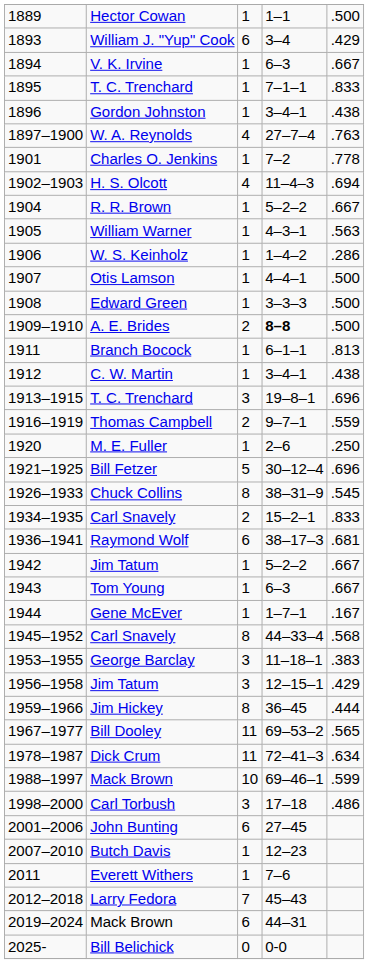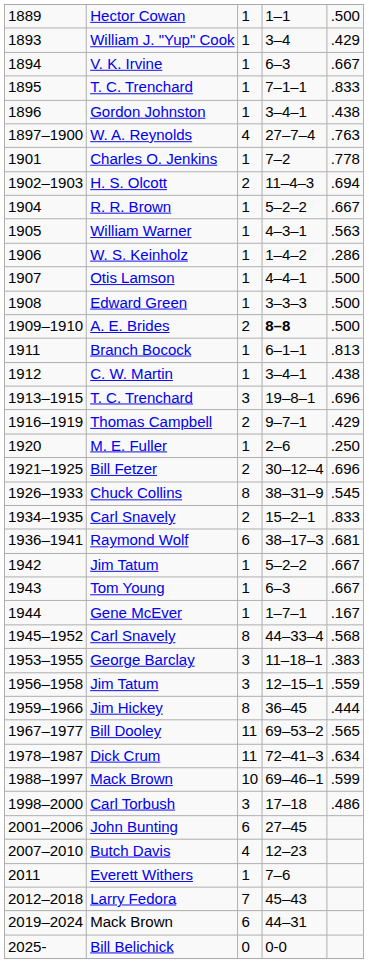(246, 40) 6 -> (246, 40) 1
(246, 183) 4 -> (246, 183) 2
(345, 421) .559 -> (345, 421) .429
(246, 469) 5 -> (246, 469) 2
(345, 684) .429 -> (345, 684) .559
(246, 851) 1 -> (246, 851) 4
